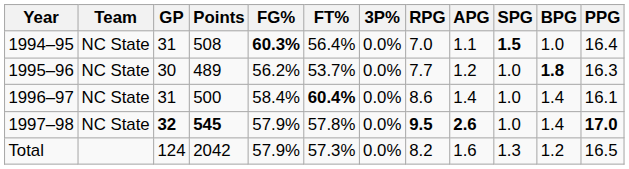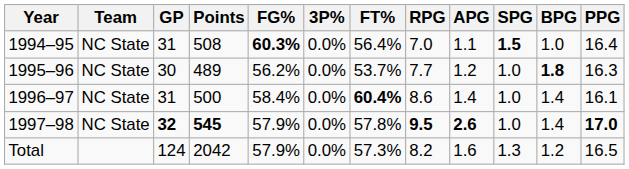columns swapped: (382, 17) <-> (332, 17)
